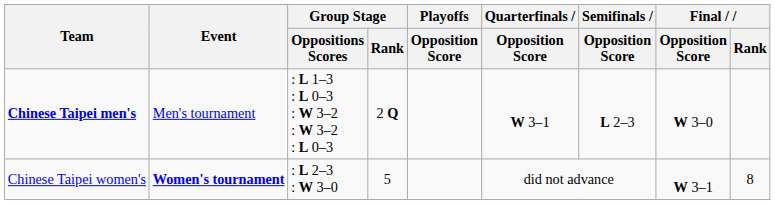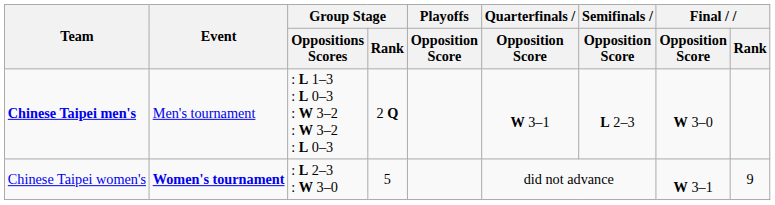(750, 179) 8 -> (750, 179) 9
